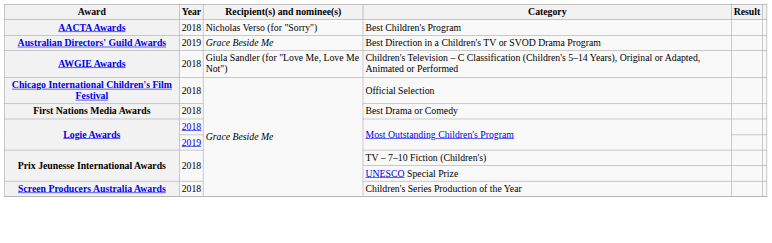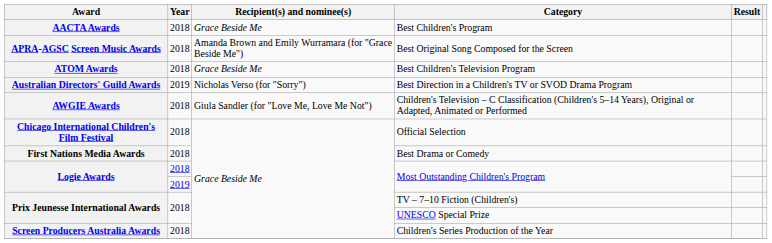(261, 27) Nicholas Verso (for "Sorry") -> (228, 27) Grace Beside Me
+ row: (180, 48)
+ row: (180, 69)
(240, 43) Grace Beside Me -> (250, 85) Nicholas Verso (for "Sorry")
